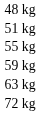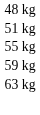- row: (20, 103)
